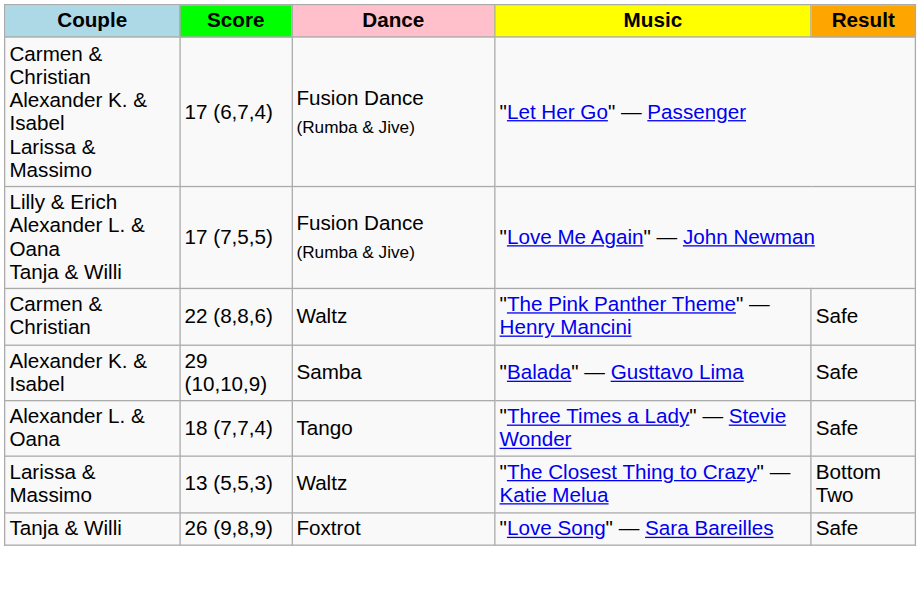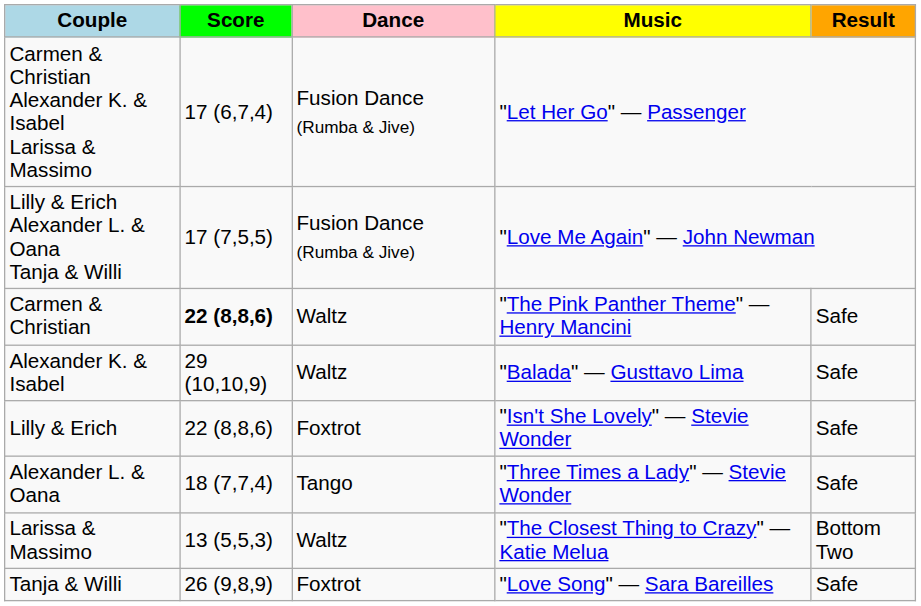(229, 316) normal -> (229, 316) bold
(329, 372) Samba -> (322, 372) Waltz
+ row: (63, 428)
